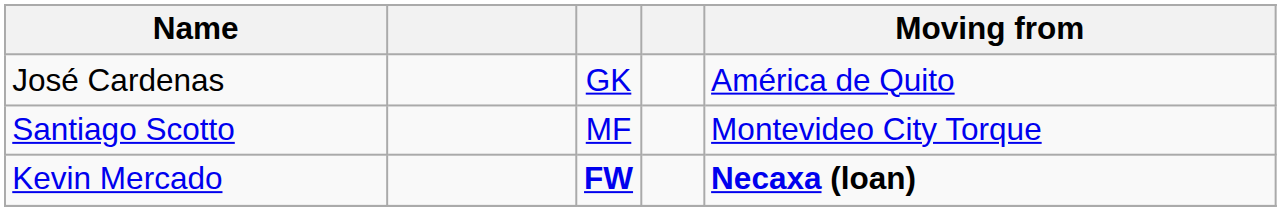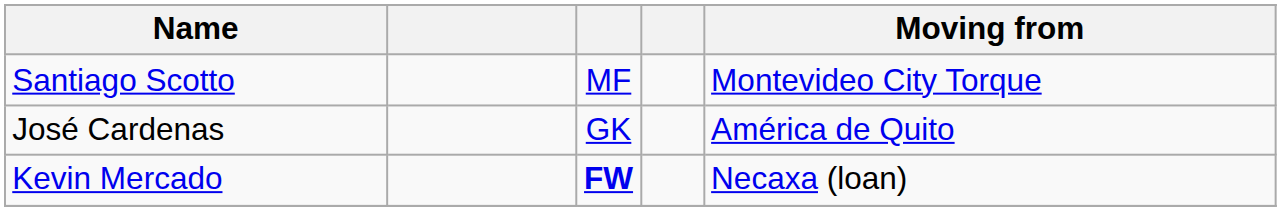rows swapped: (118, 79) <-> (124, 129)
(814, 179) bold -> (809, 179) normal
